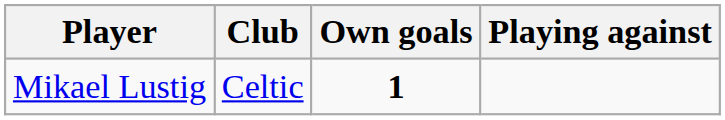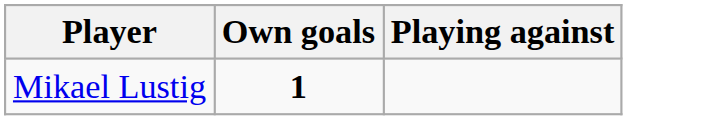- column: (263, 31)
